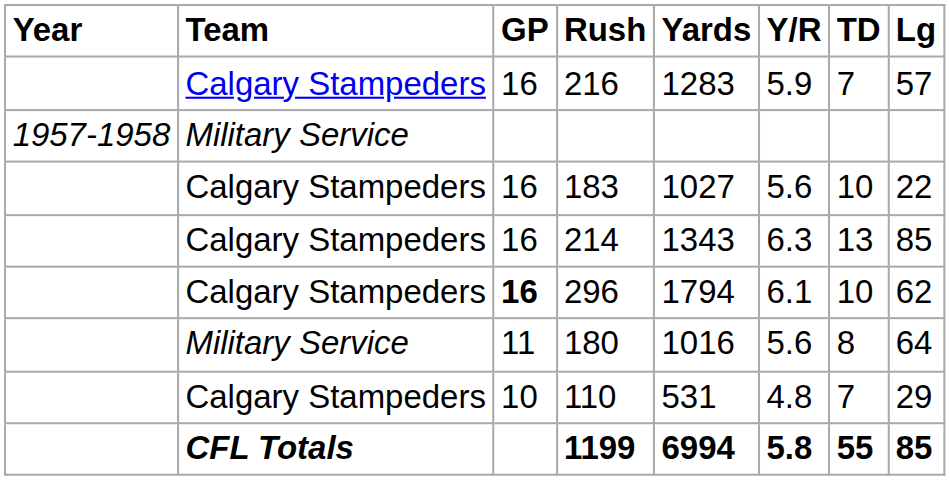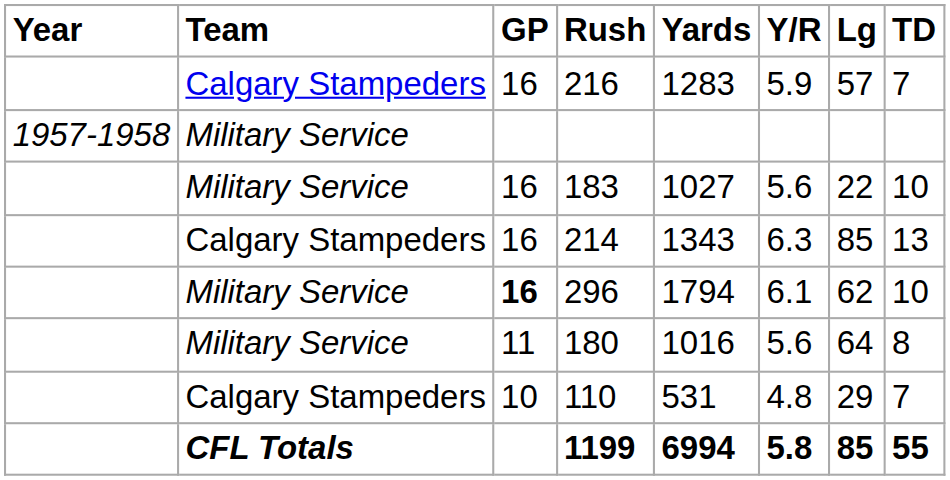columns swapped: (916, 30) <-> (859, 30)
(336, 187) Calgary Stampeders -> (297, 187) Military Service
(336, 291) Calgary Stampeders -> (297, 291) Military Service
